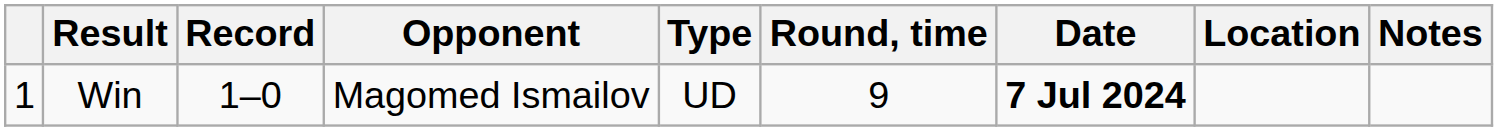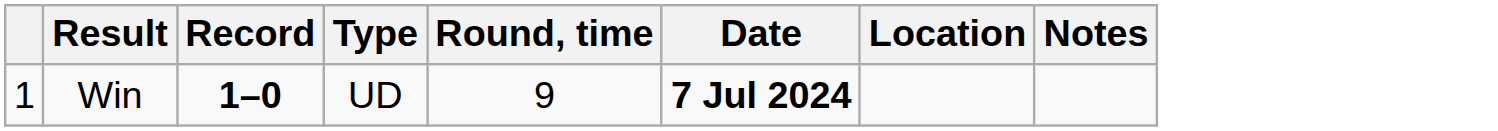- column: (491, 34)
(250, 94) normal -> (250, 94) bold
